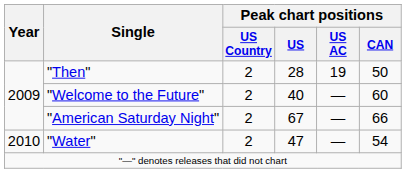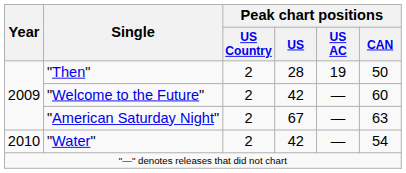(296, 95) 40 -> (296, 95) 42
(380, 118) 66 -> (380, 118) 63
(296, 141) 47 -> (296, 141) 42
